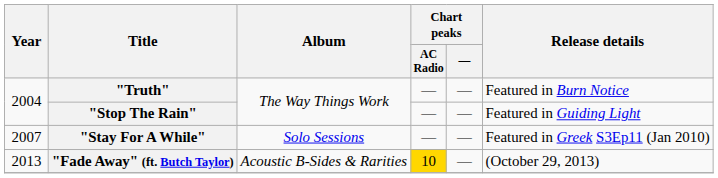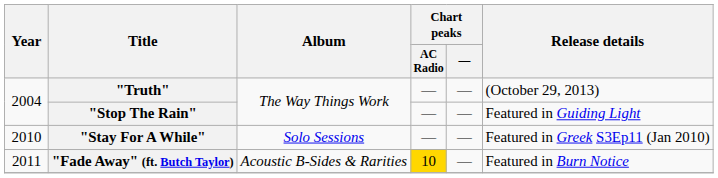(557, 90) Featured in Burn Notice -> (542, 90) (October 29, 2013)
(26, 137) 2007 -> (26, 137) 2010
(26, 161) 2013 -> (26, 161) 2011
(542, 161) (October 29, 2013) -> (557, 161) Featured in Burn Notice
